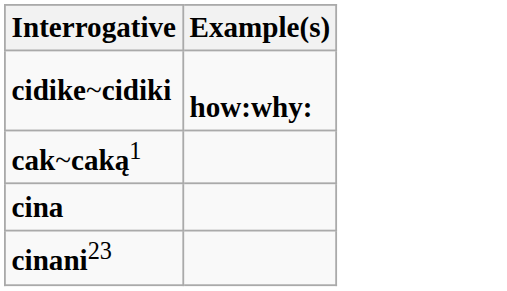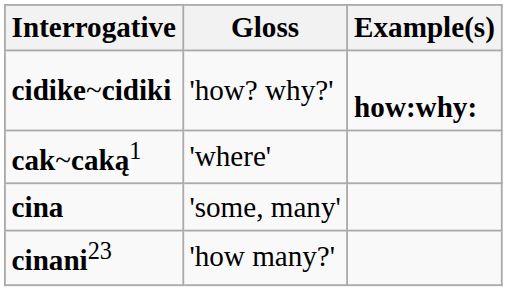+ column: (265, 27)
